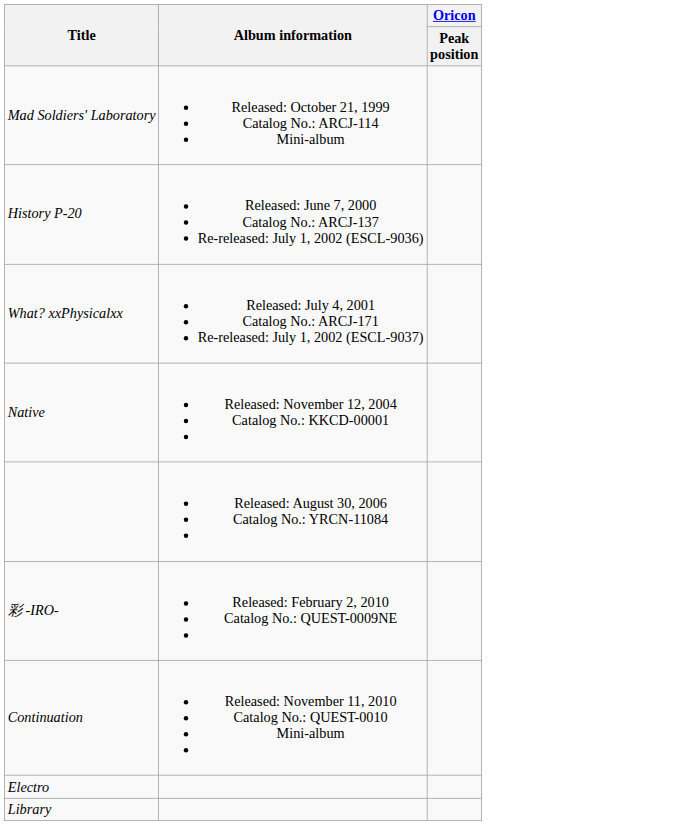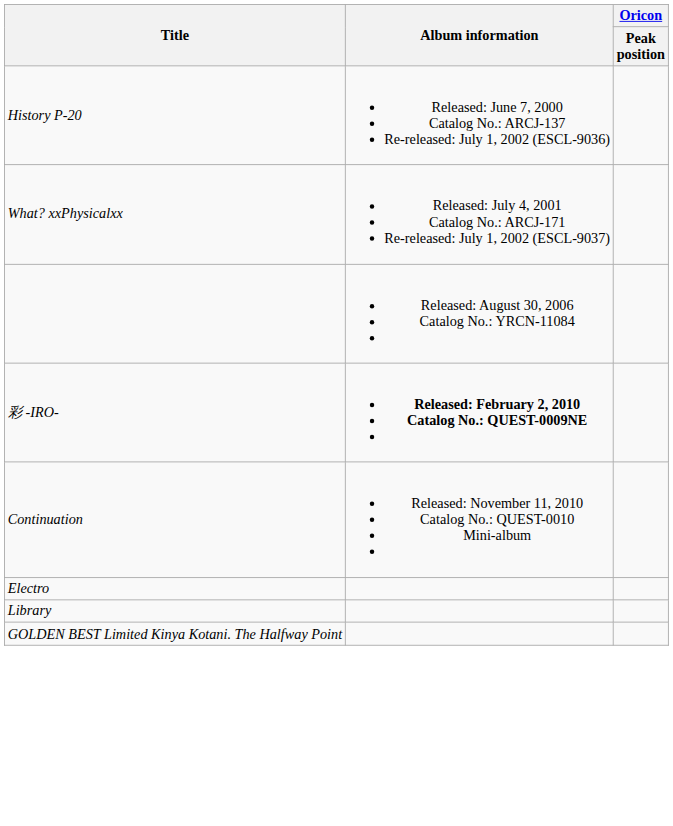- row: (82, 115)
- row: (26, 412)
(293, 619) normal -> (479, 421) bold
+ row: (175, 633)
